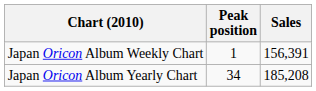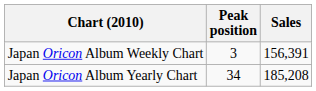(233, 53) 1 -> (233, 53) 3
